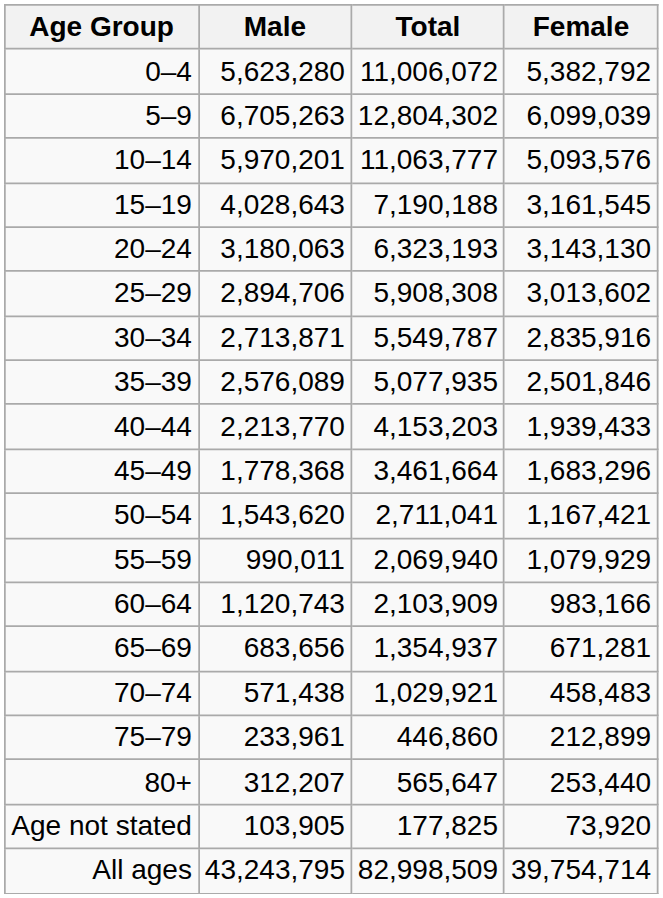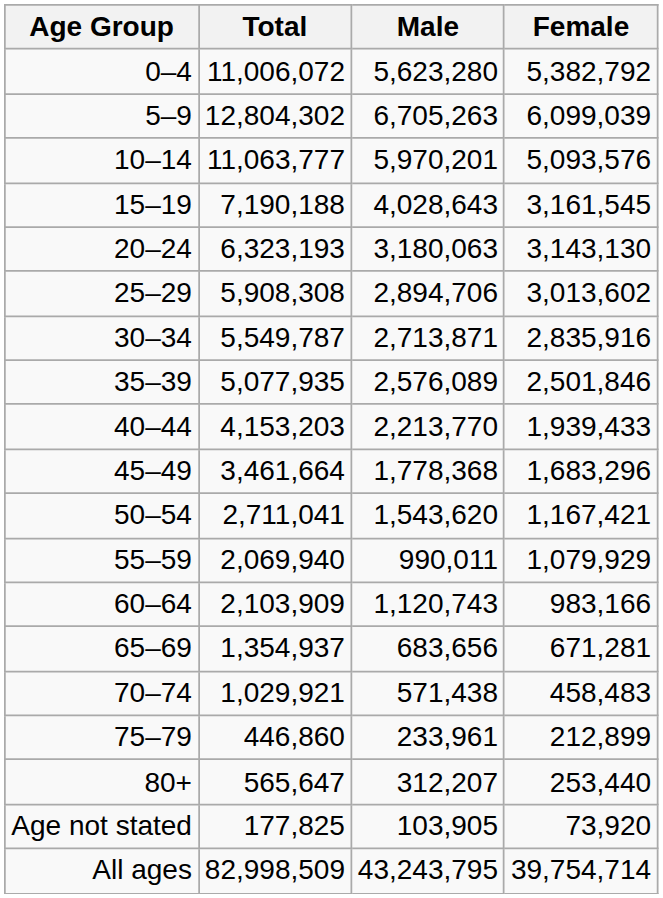columns swapped: (428, 26) <-> (275, 26)
